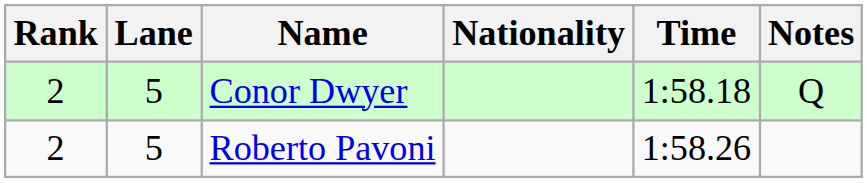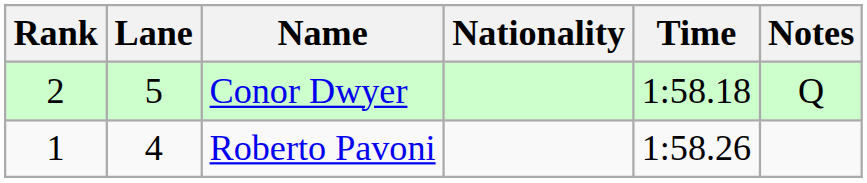(56, 147) 2 -> (56, 147) 1
(154, 147) 5 -> (154, 147) 4
